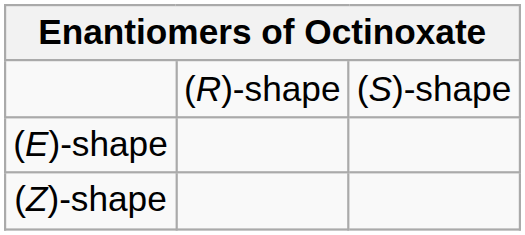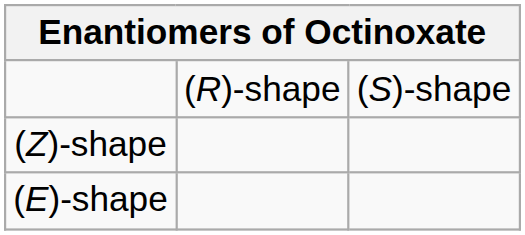rows swapped: (90, 144) <-> (90, 199)
